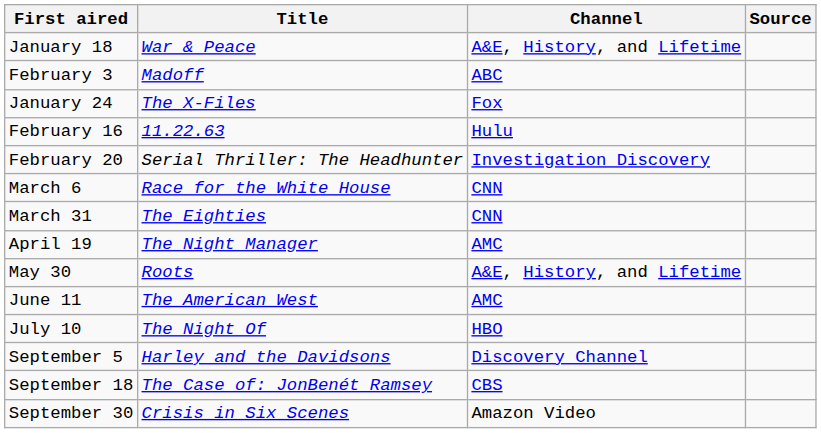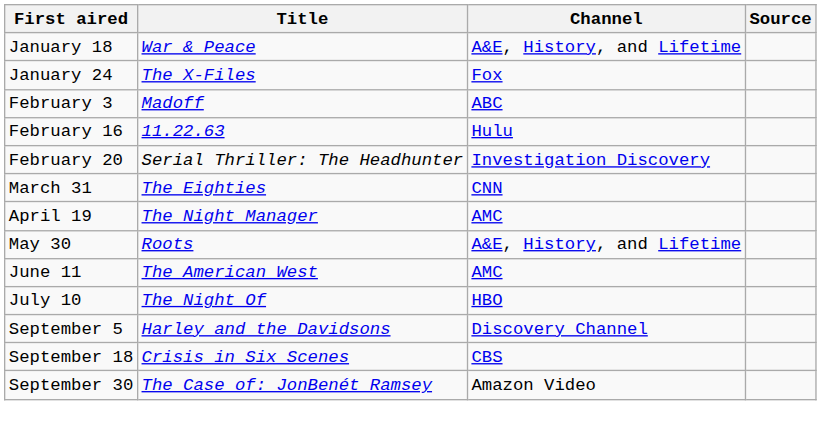rows swapped: (61, 103) <-> (61, 75)
- row: (45, 188)
(287, 385) The Case of: JonBenét Ramsey -> (245, 357) Crisis in Six Scenes
(245, 413) Crisis in Six Scenes -> (287, 385) The Case of: JonBenét Ramsey
